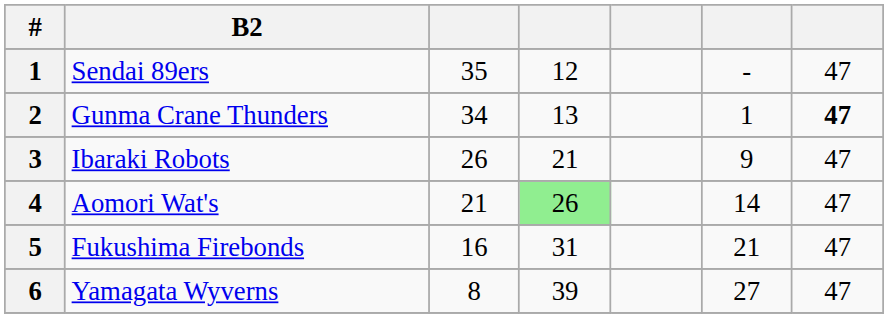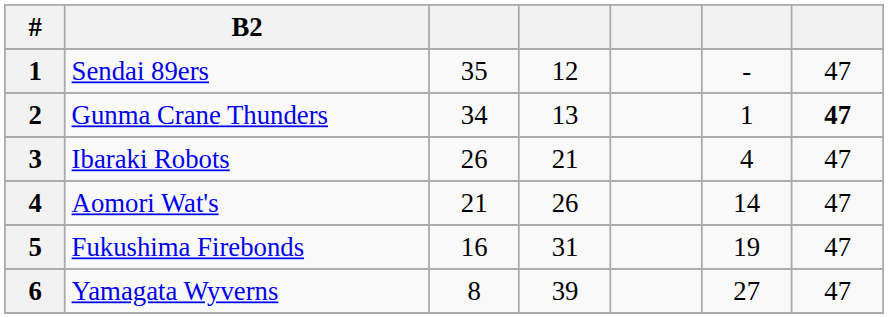(747, 159) 9 -> (747, 159) 4
(565, 203) lightgreen background -> (565, 203) no background
(747, 247) 21 -> (747, 247) 19
